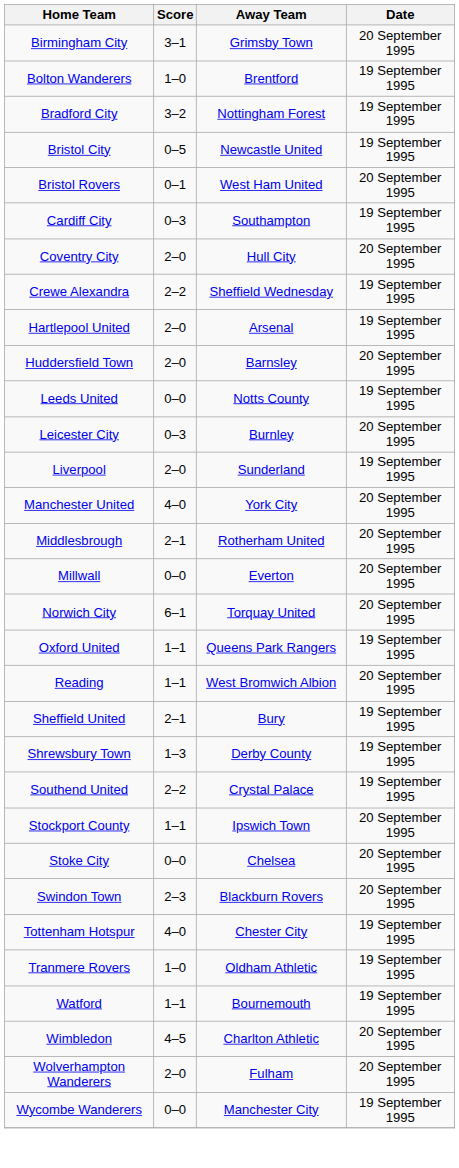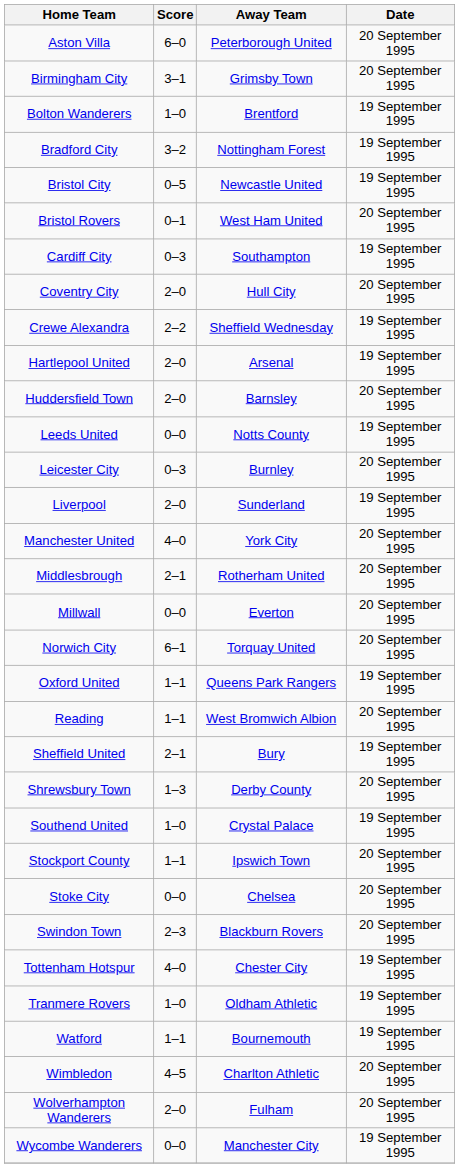+ row: (79, 43)
(400, 754) 19 September 1995 -> (400, 790) 20 September 1995
(175, 790) 2–2 -> (175, 825) 1–0
